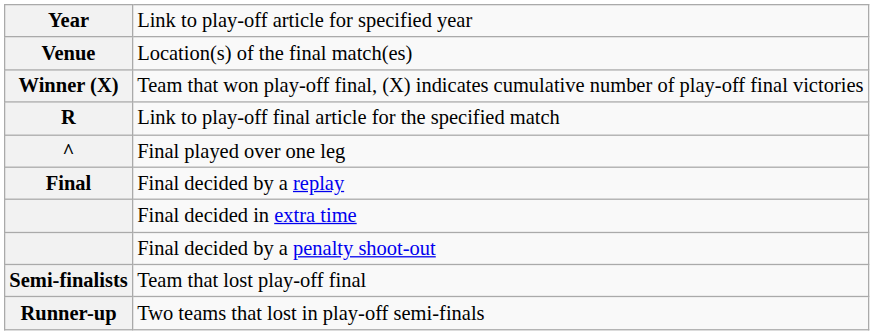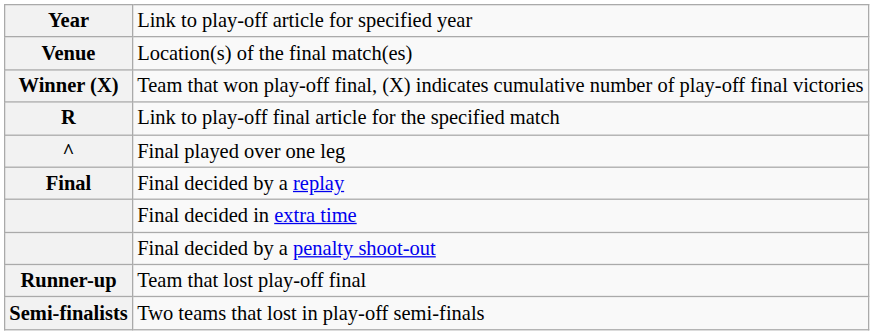(69, 280) Semi-finalists -> (69, 280) Runner-up
(69, 313) Runner-up -> (69, 313) Semi-finalists
